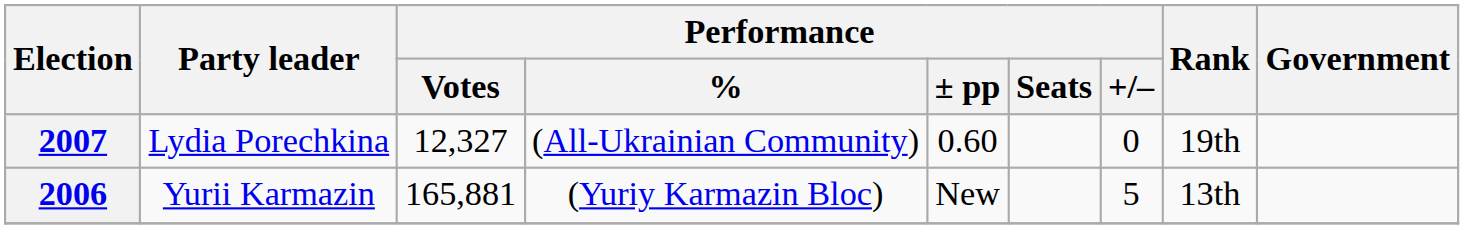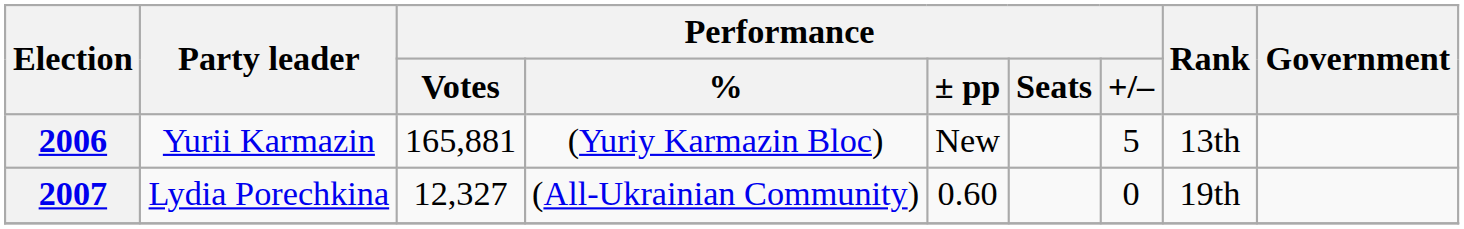rows swapped: (73, 194) <-> (73, 140)
